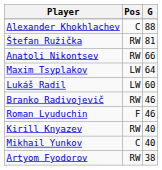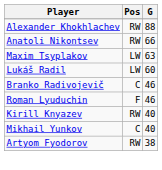(138, 26) C -> (135, 26) RW
- row: (44, 41)
(150, 70) 64 -> (150, 56) 63
(135, 99) RW -> (138, 85) C
